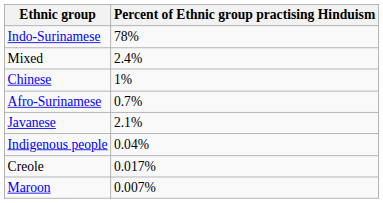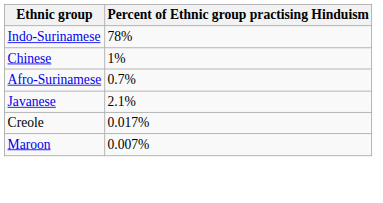- row: (25, 58)
- row: (58, 144)
